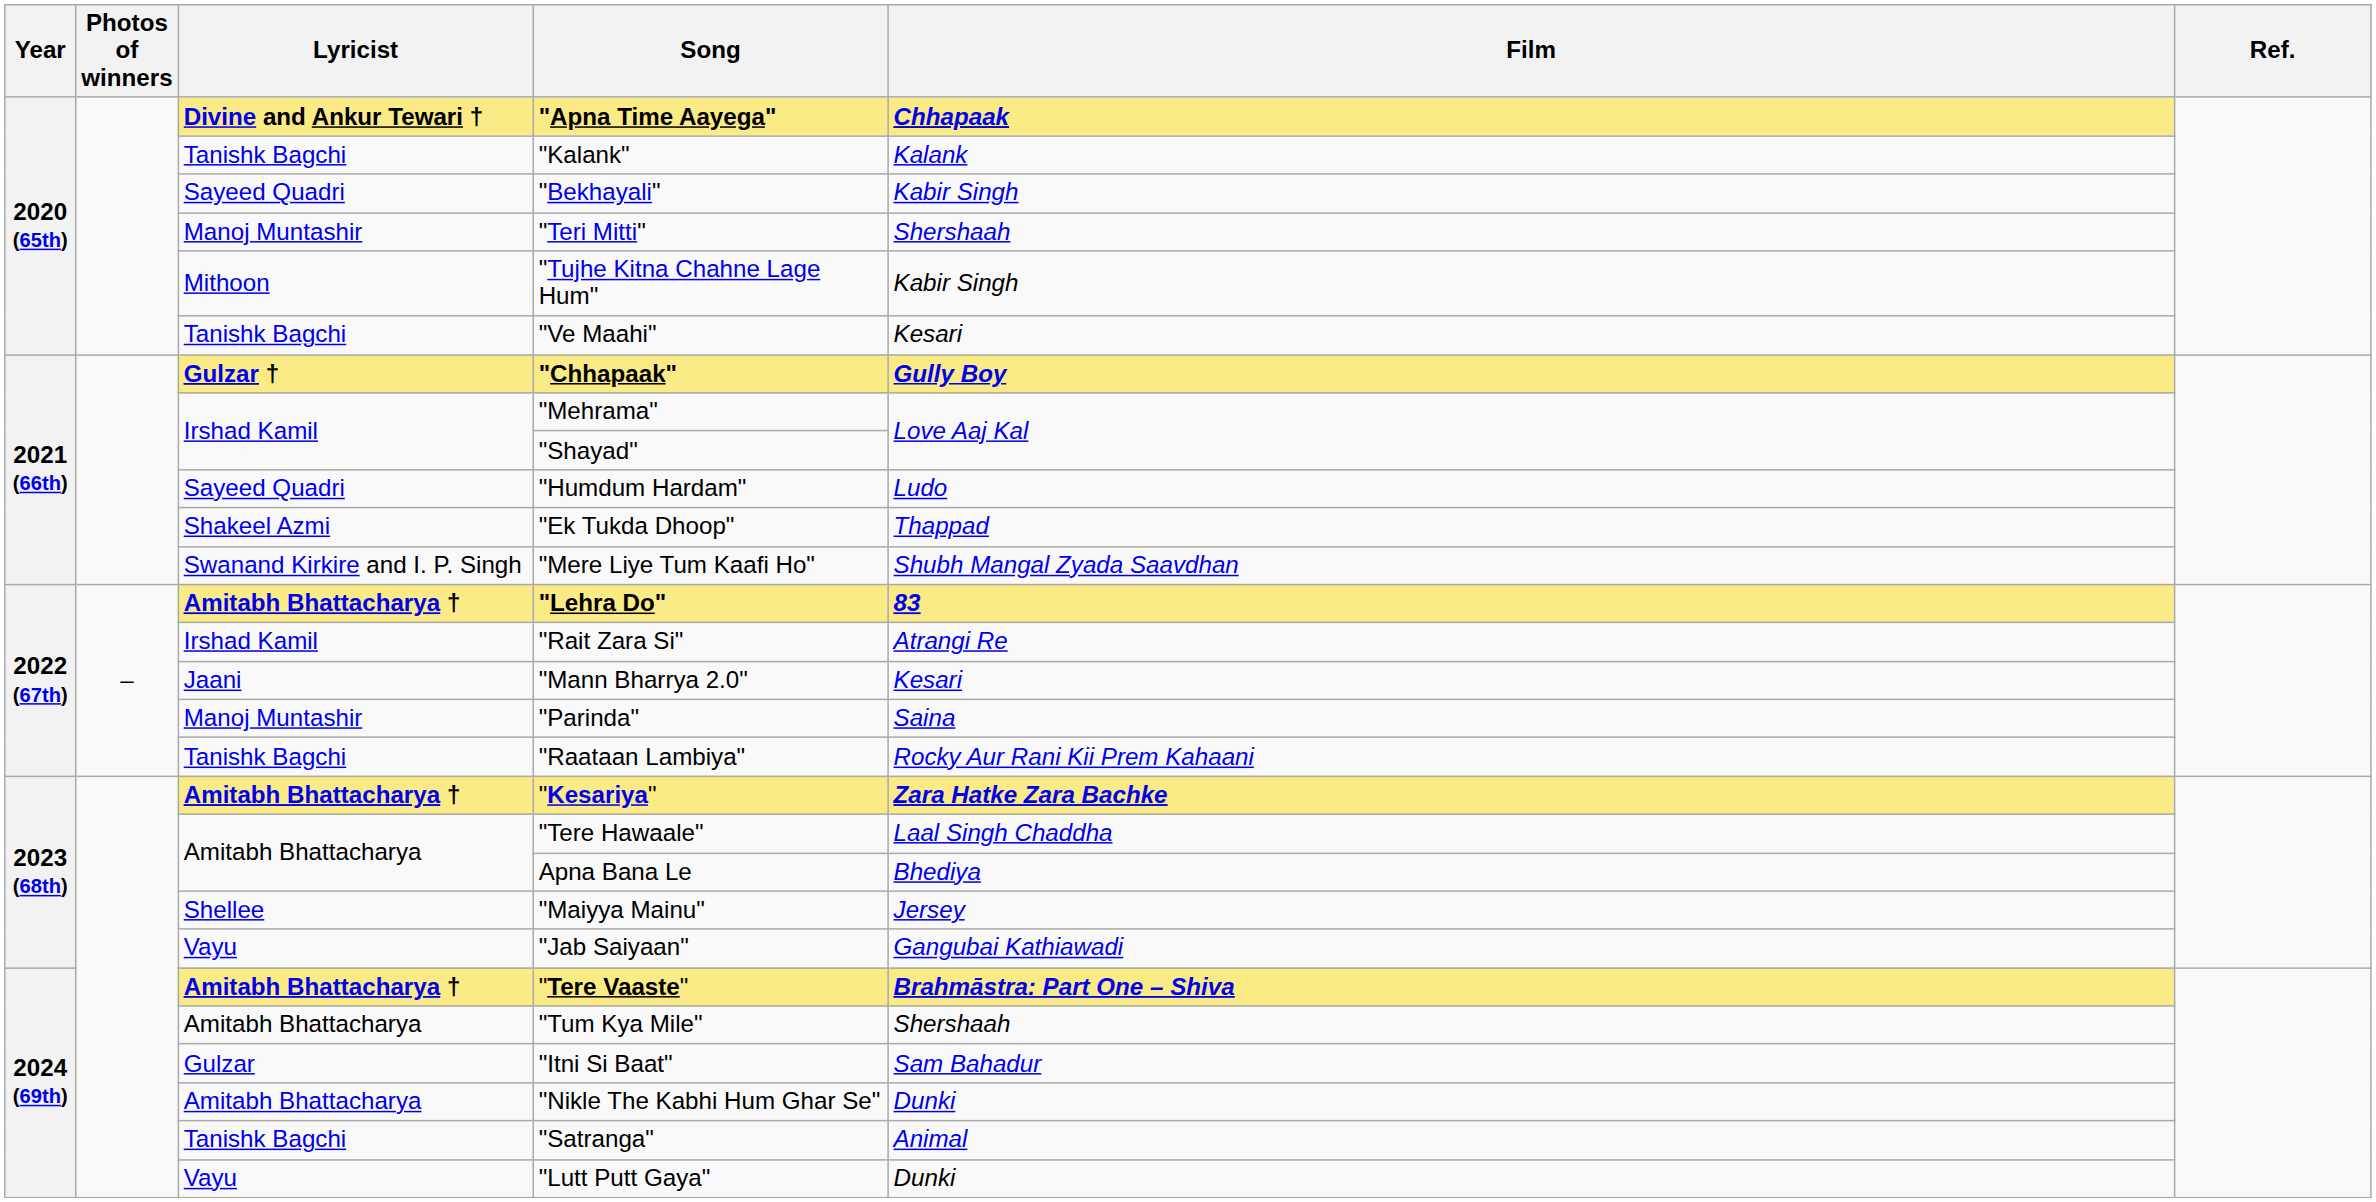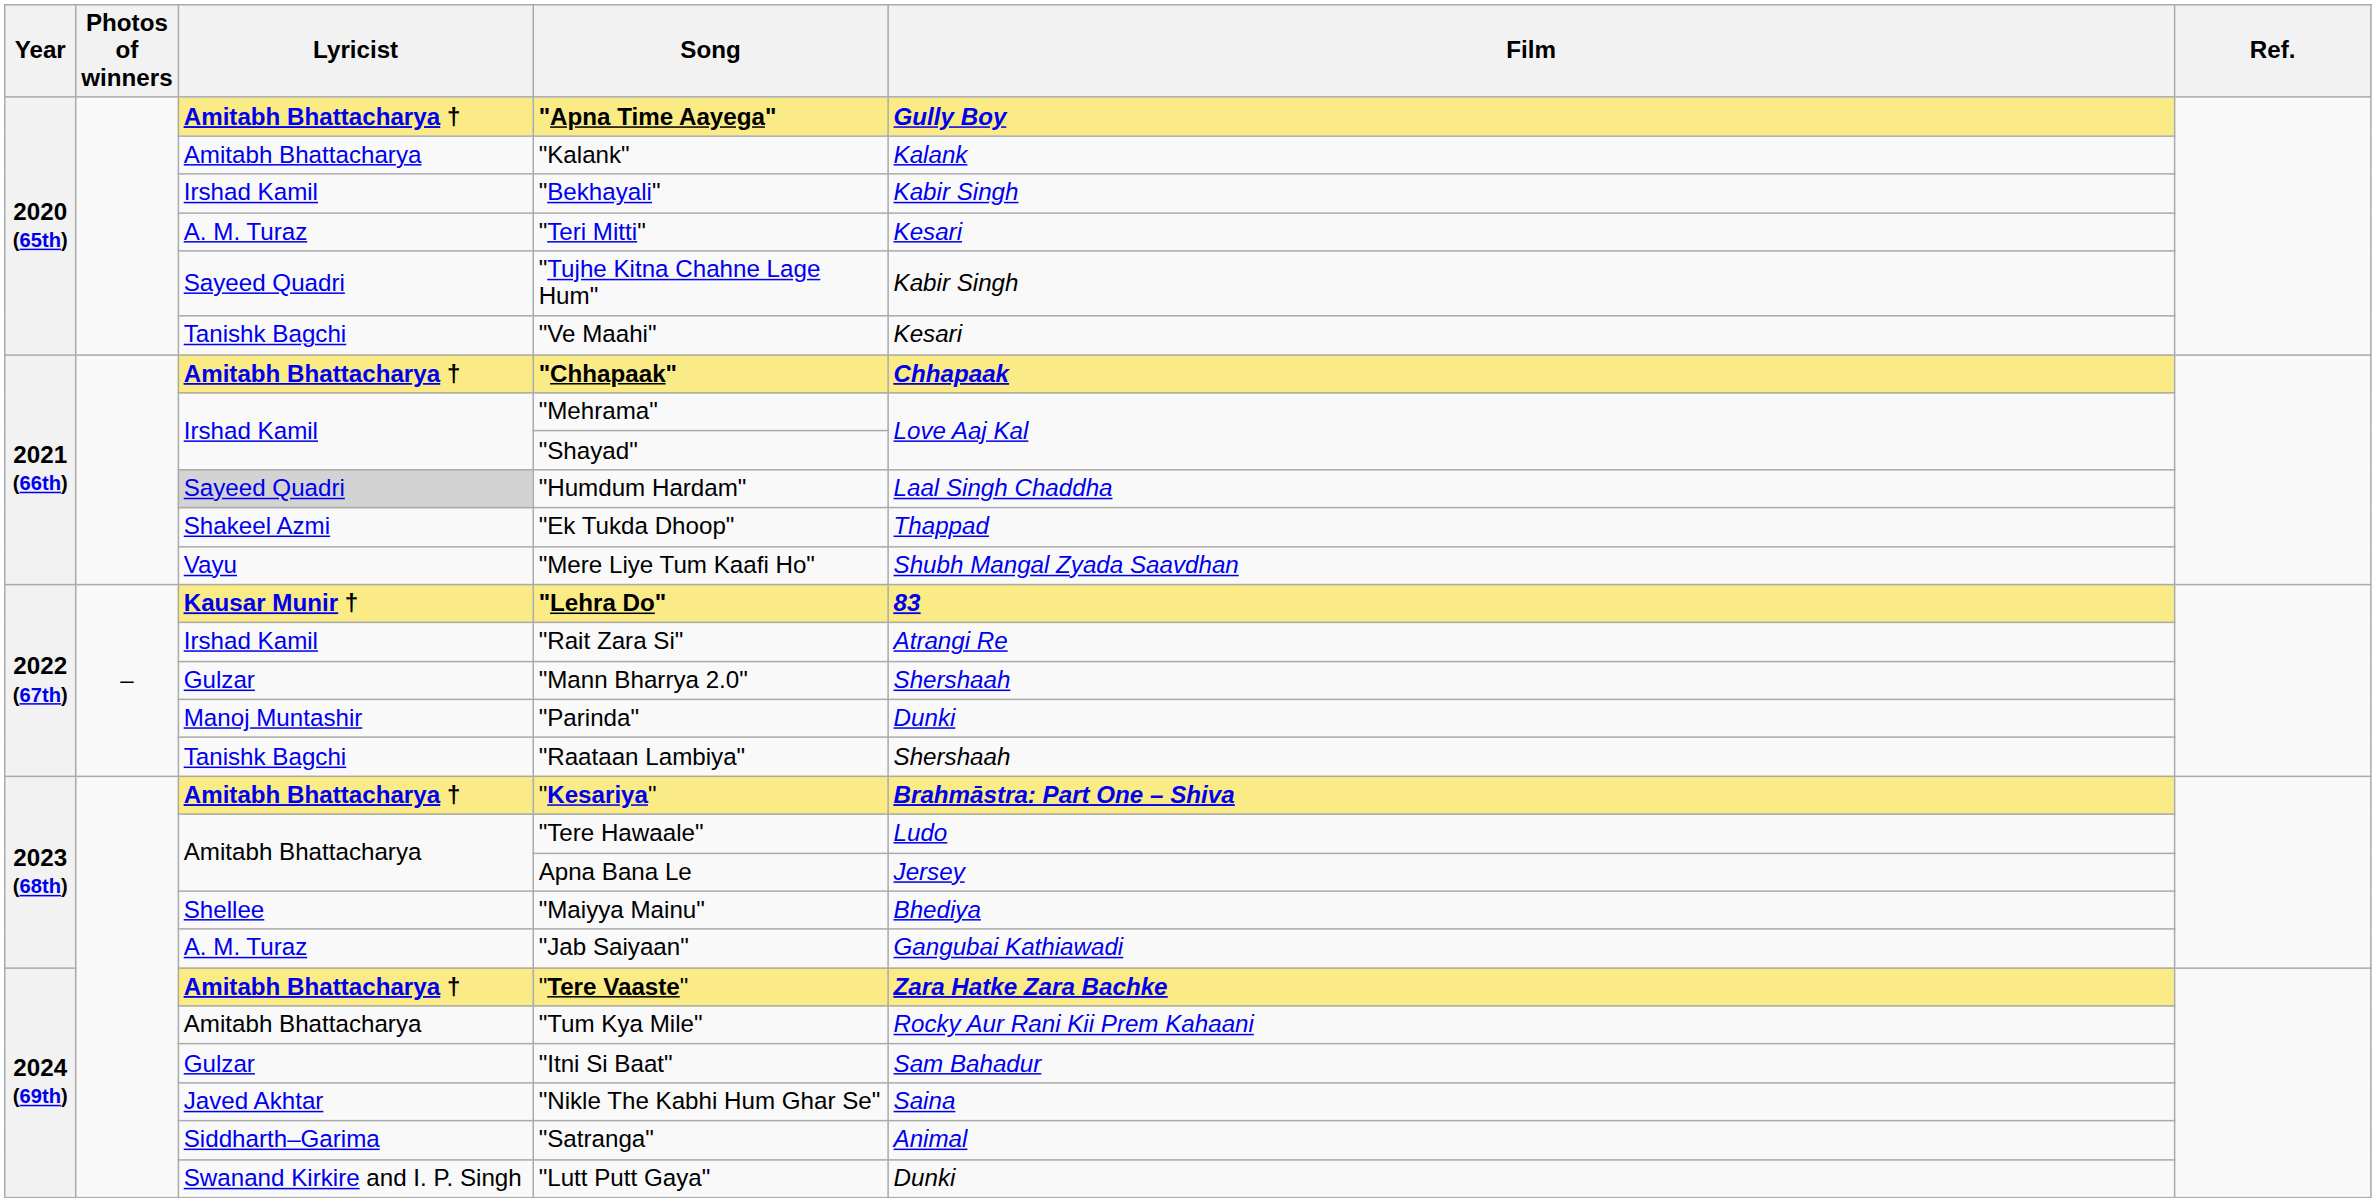(333, 116) Divine and Ankur Tewari † -> (322, 116) Amitabh Bhattacharya †
(951, 116) Chhapaak -> (950, 116) Gully Boy
(265, 154) Tanishk Bagchi -> (303, 154) Amitabh Bhattacharya
(264, 192) Sayeed Quadri -> (251, 192) Irshad Kamil
(273, 231) Manoj Muntashir -> (245, 231) A. M. Turaz
(952, 231) Shershaah -> (928, 231) Kesari
(227, 283) Mithoon -> (264, 283) Sayeed Quadri
(231, 373) Gulzar † -> (322, 373) Amitabh Bhattacharya †
(950, 373) Gully Boy -> (951, 373) Chhapaak
(264, 488) no background -> (264, 488) lightgrey background
(920, 488) Ludo -> (1003, 488) Laal Singh Chaddha
(353, 564) Swanand Kirkire and I. P. Singh -> (210, 564) Vayu
(322, 603) Amitabh Bhattacharya † -> (271, 603) Kausar Munir †
(213, 679) Jaani -> (219, 679) Gulzar
(928, 679) Kesari -> (952, 679) Shershaah
(924, 718) Saina -> (924, 718) Dunki
(1074, 756) Rocky Aur Rani Kii Prem Kahaani -> (952, 756) Shershaah
(1031, 794) Zara Hatke Zara Bachke -> (1064, 794) Brahmāstra: Part One – Shiva
(1003, 833) Laal Singh Chaddha -> (920, 833) Ludo
(937, 871) Bhediya -> (929, 871) Jersey
(929, 909) Jersey -> (937, 909) Bhediya
(210, 948) Vayu -> (245, 948) A. M. Turaz
(1064, 986) Brahmāstra: Part One – Shiva -> (1031, 986) Zara Hatke Zara Bachke
(952, 1024) Shershaah -> (1074, 1024) Rocky Aur Rani Kii Prem Kahaani
(303, 1101) Amitabh Bhattacharya -> (254, 1101) Javed Akhtar
(924, 1101) Dunki -> (924, 1101) Saina
(265, 1139) Tanishk Bagchi -> (282, 1139) Siddharth–Garima
(210, 1178) Vayu -> (353, 1178) Swanand Kirkire and I. P. Singh
